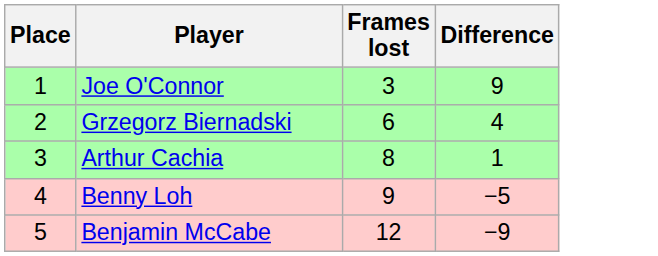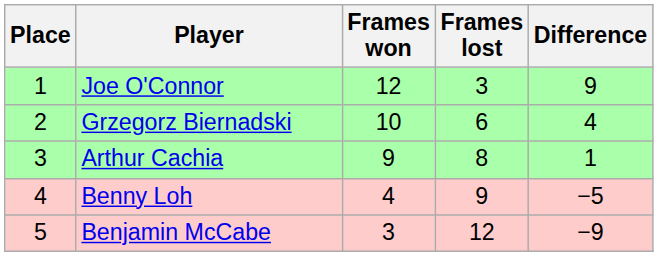+ column: (389, 35)
